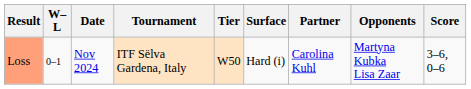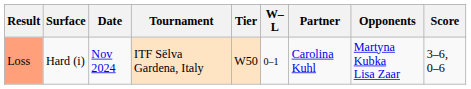columns swapped: (57, 20) <-> (266, 20)
